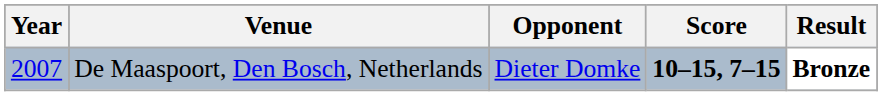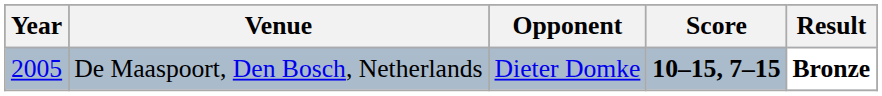(37, 68) 2007 -> (37, 68) 2005
